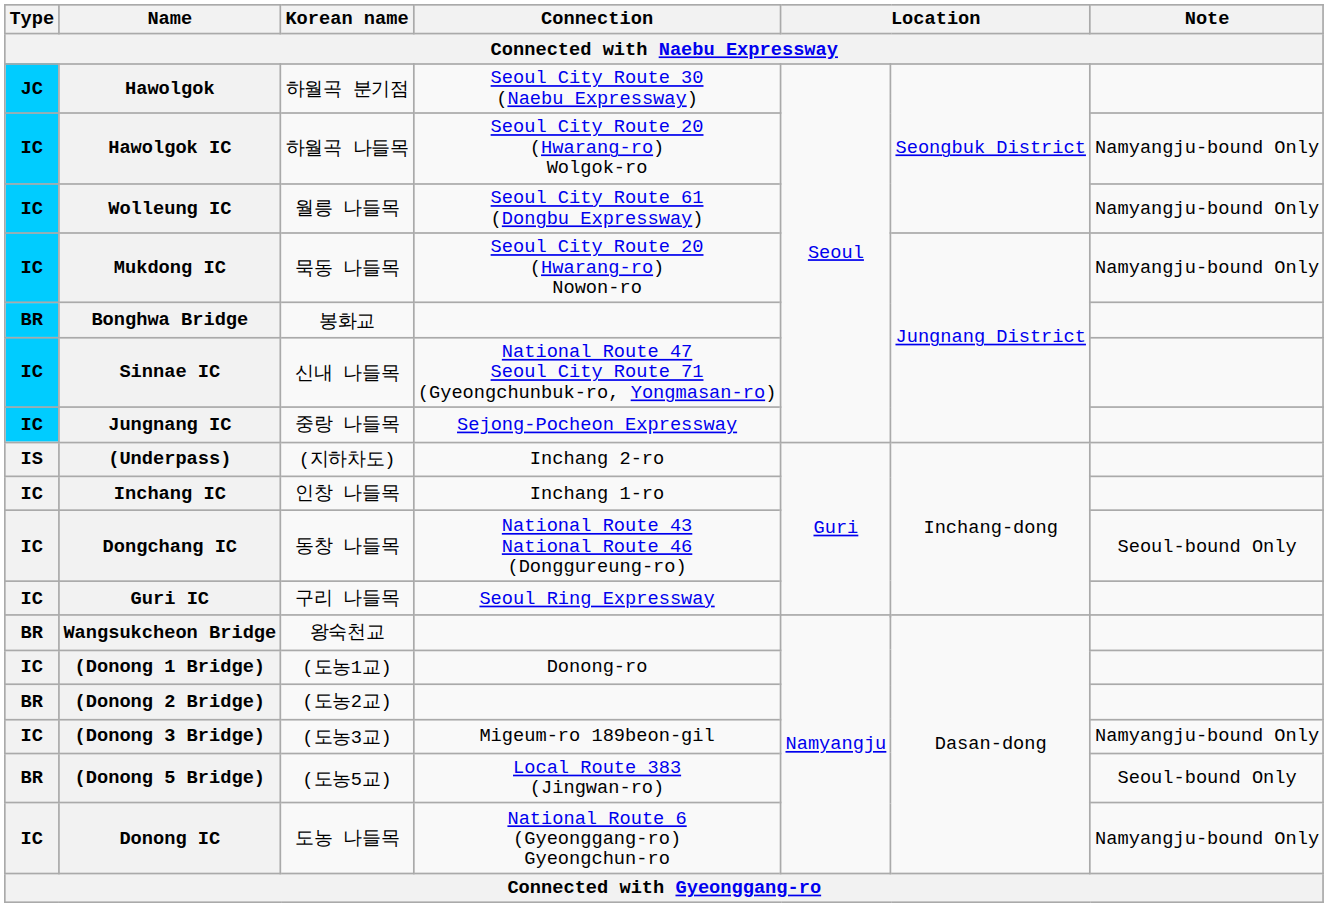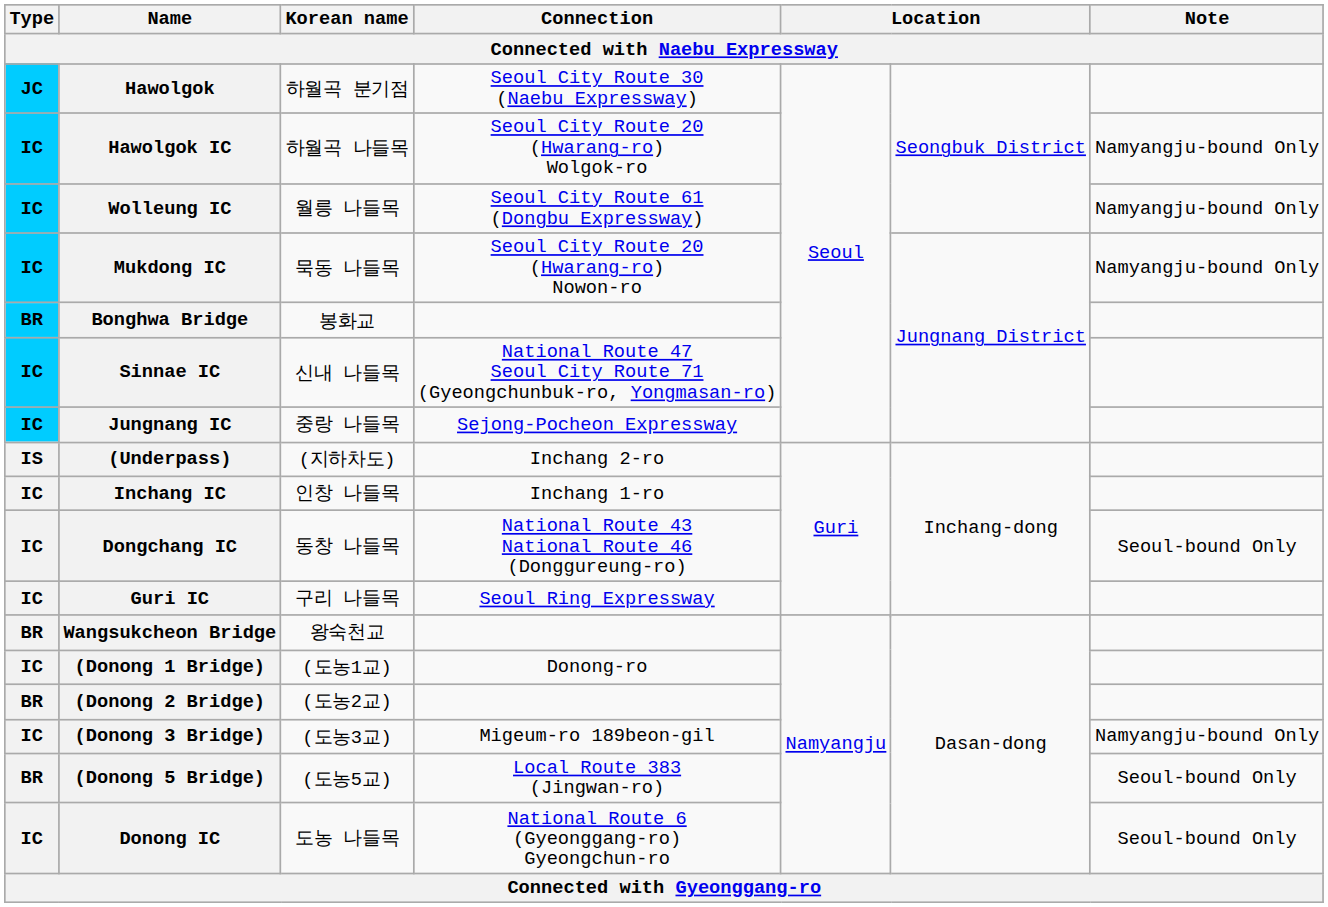(1207, 838) Namyangju-bound Only -> (1207, 838) Seoul-bound Only
